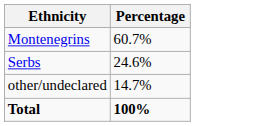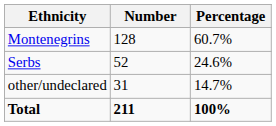+ column: (150, 16)
